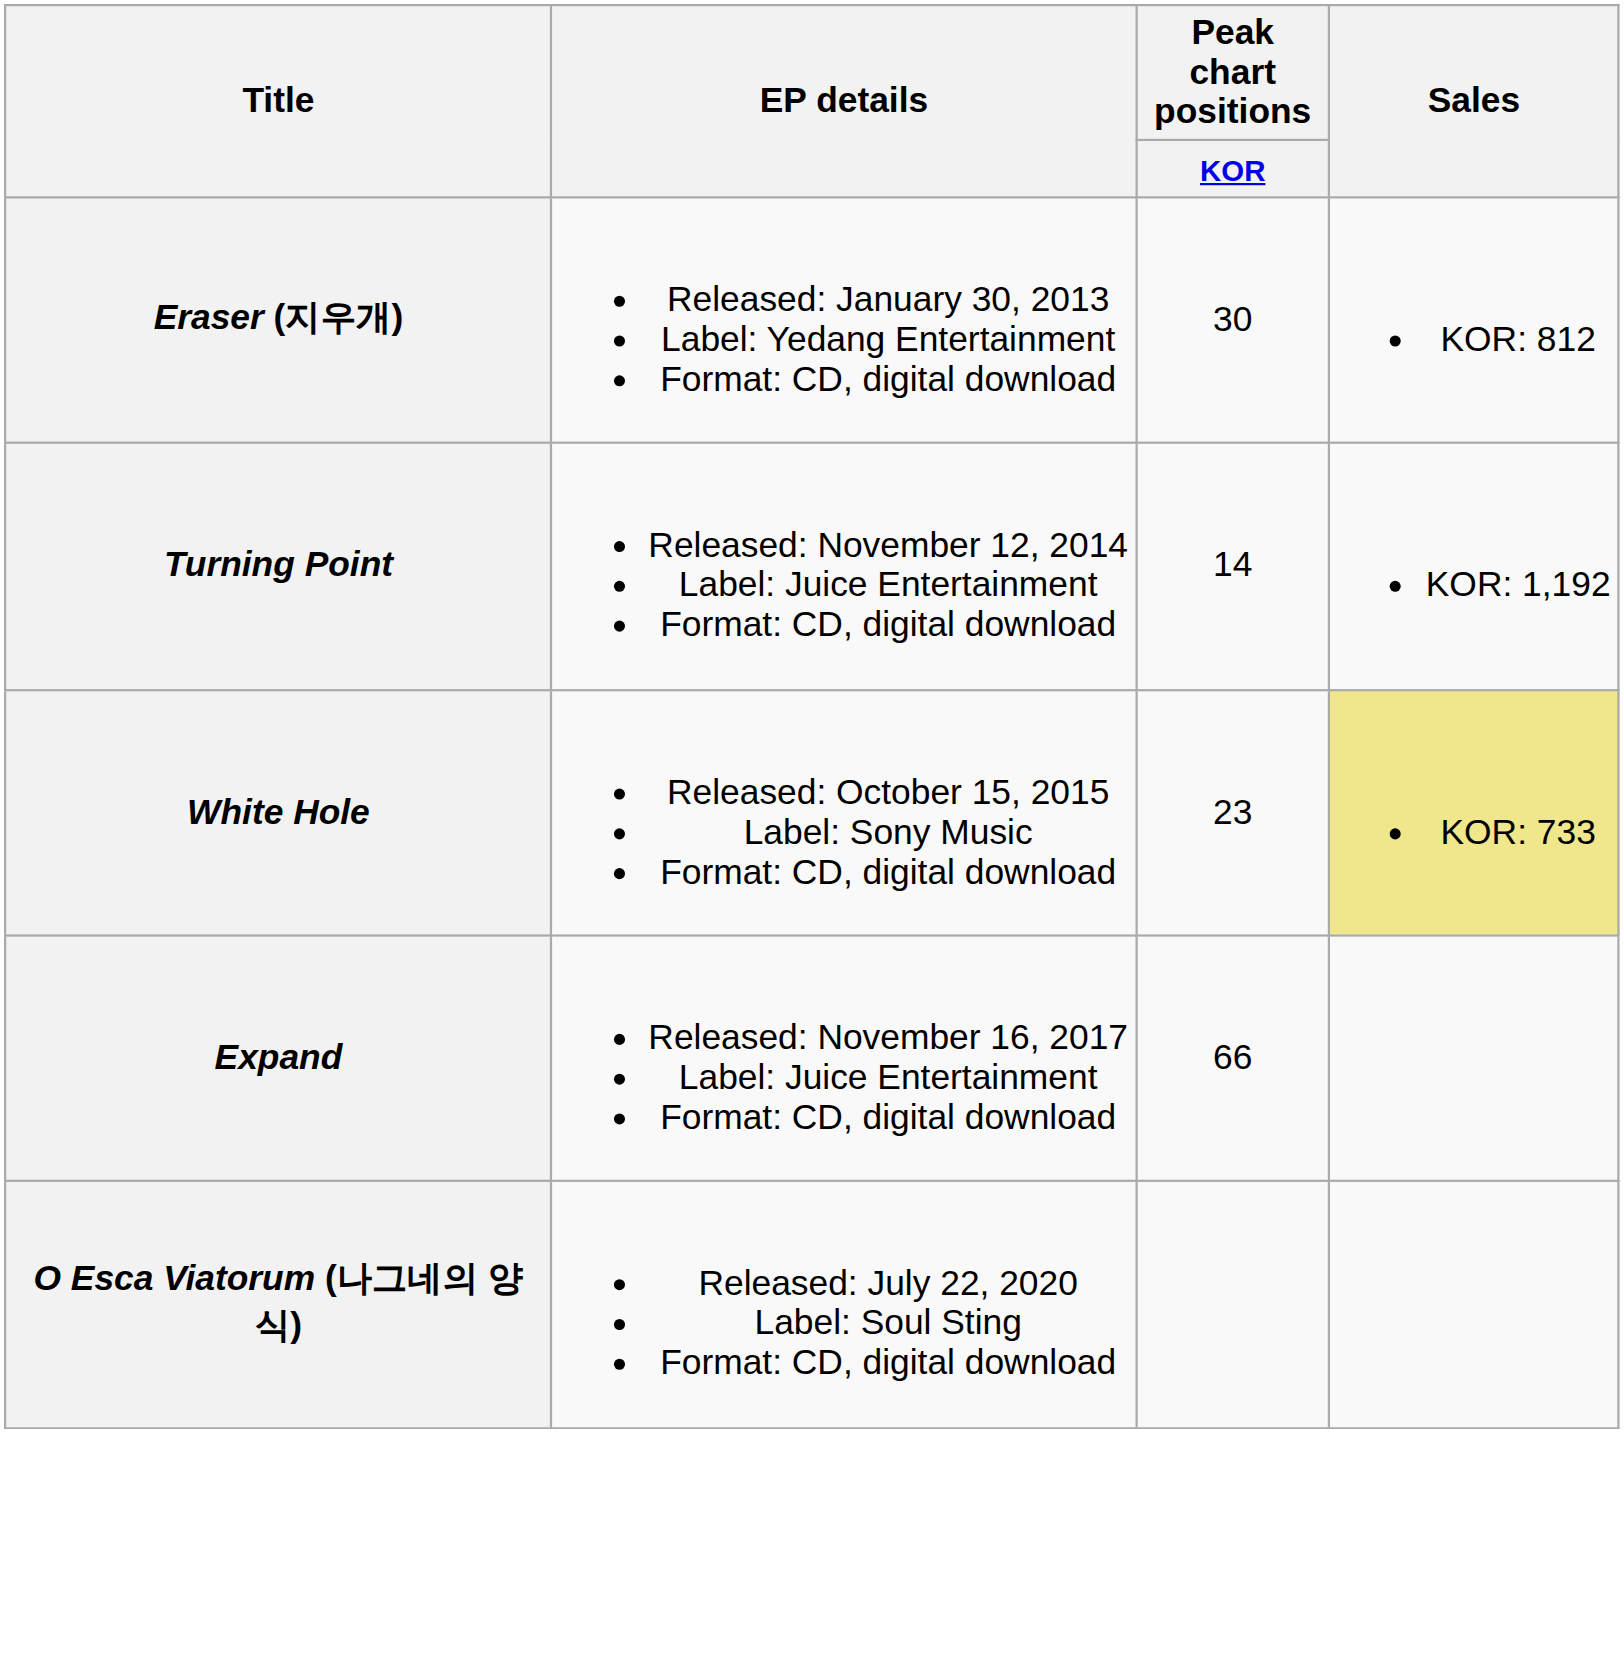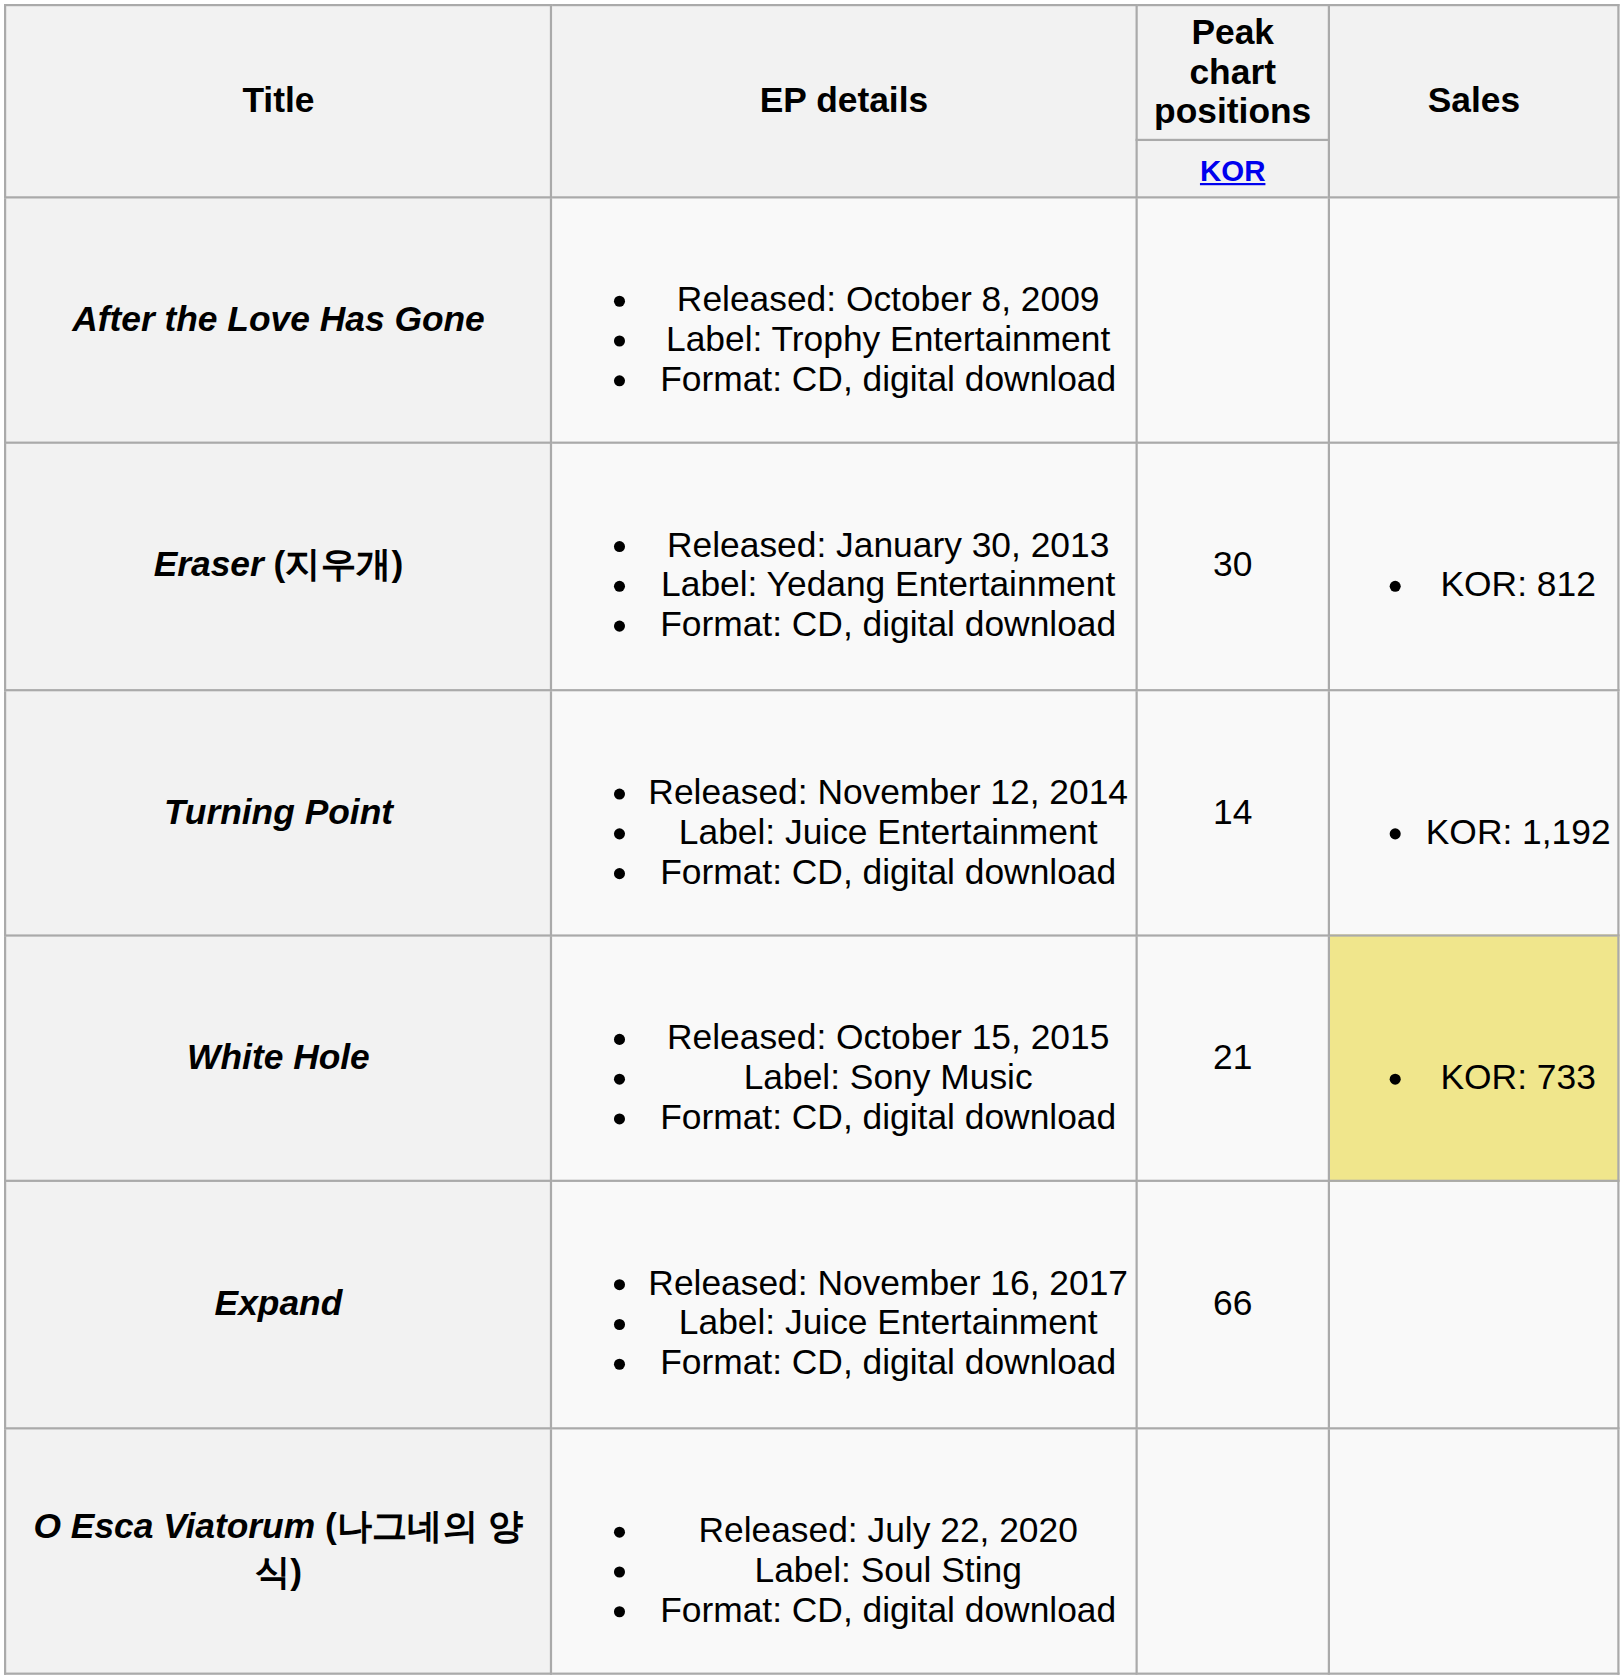+ row: (278, 319)
(1233, 811) 23 -> (1233, 1057) 21
